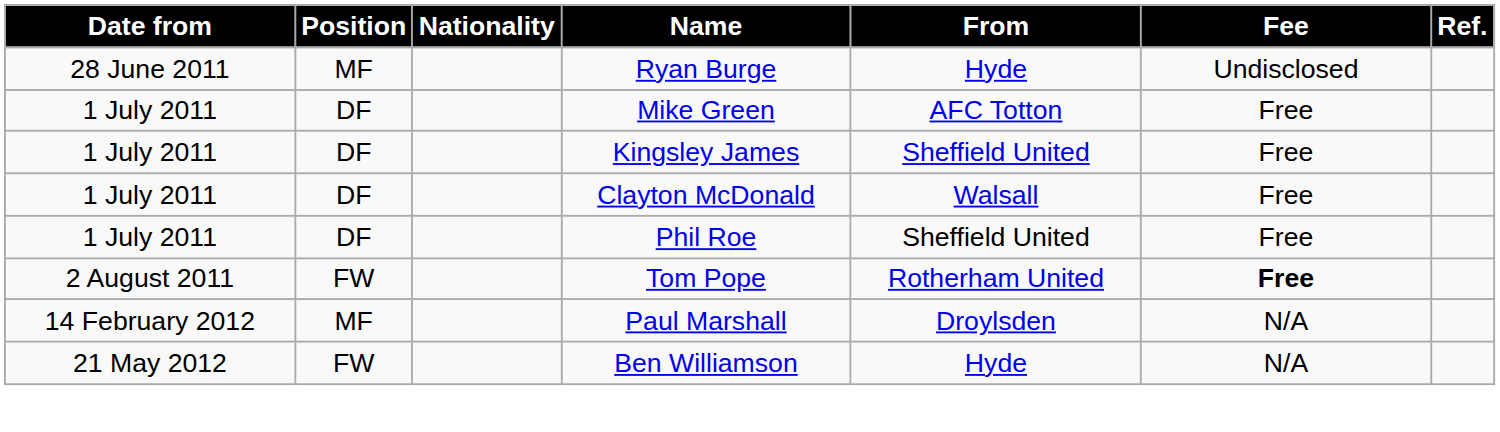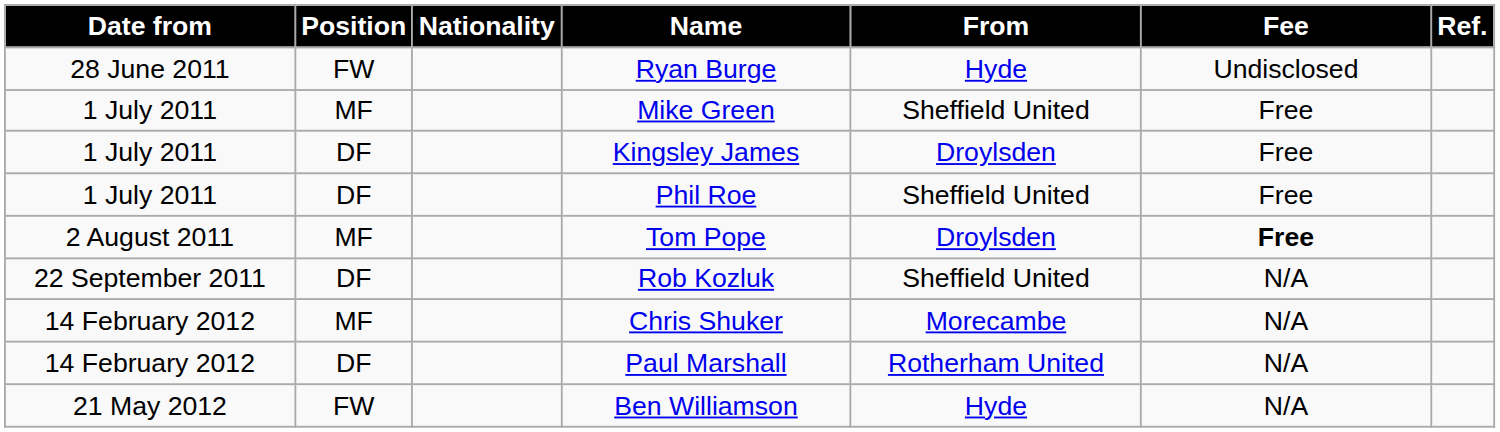(354, 68) MF -> (354, 68) FW
(354, 111) DF -> (354, 111) MF
(996, 111) AFC Totton -> (996, 111) Sheffield United
(996, 153) Sheffield United -> (996, 153) Droylsden
- row: (706, 195)
(354, 279) FW -> (354, 237) MF
(996, 279) Rotherham United -> (996, 237) Droylsden
+ row: (706, 279)
+ row: (706, 321)
(354, 321) MF -> (354, 363) DF
(996, 321) Droylsden -> (996, 363) Rotherham United
